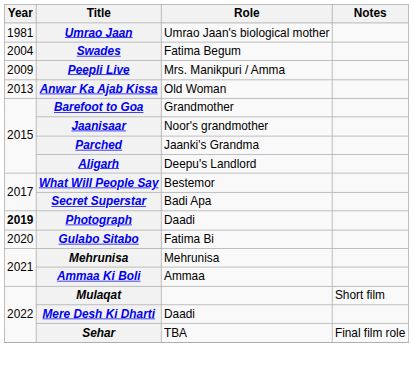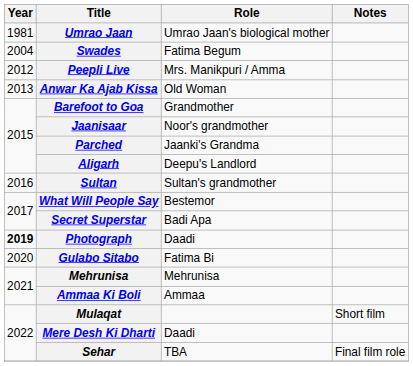(20, 70) 2009 -> (20, 70) 2012
+ row: (99, 182)
